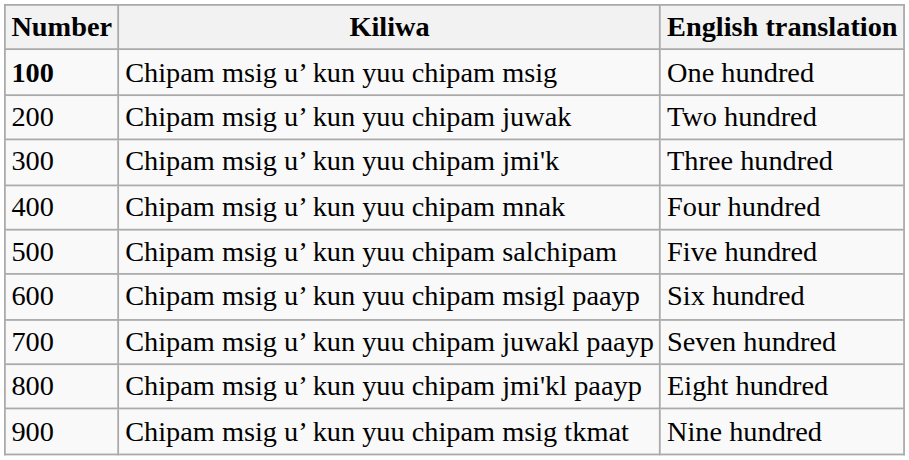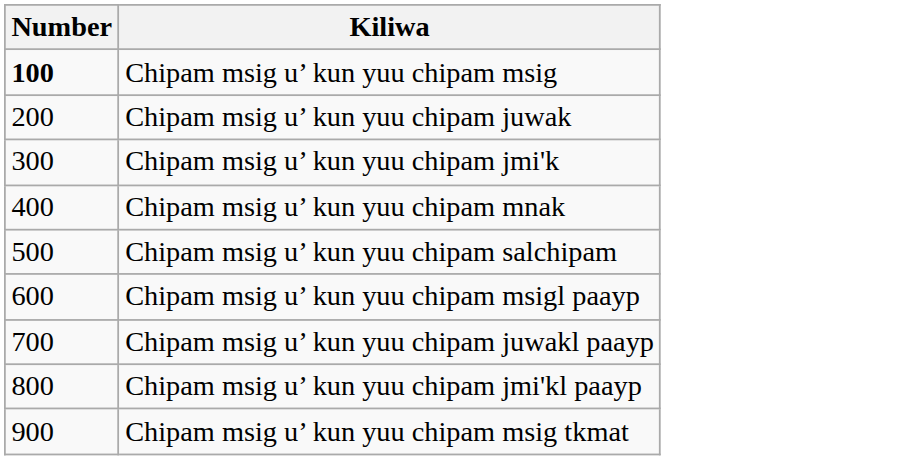- column: (782, 26)
